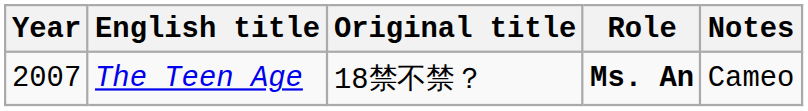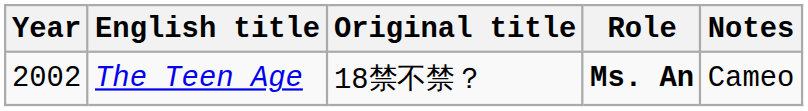(47, 79) 2007 -> (47, 79) 2002
